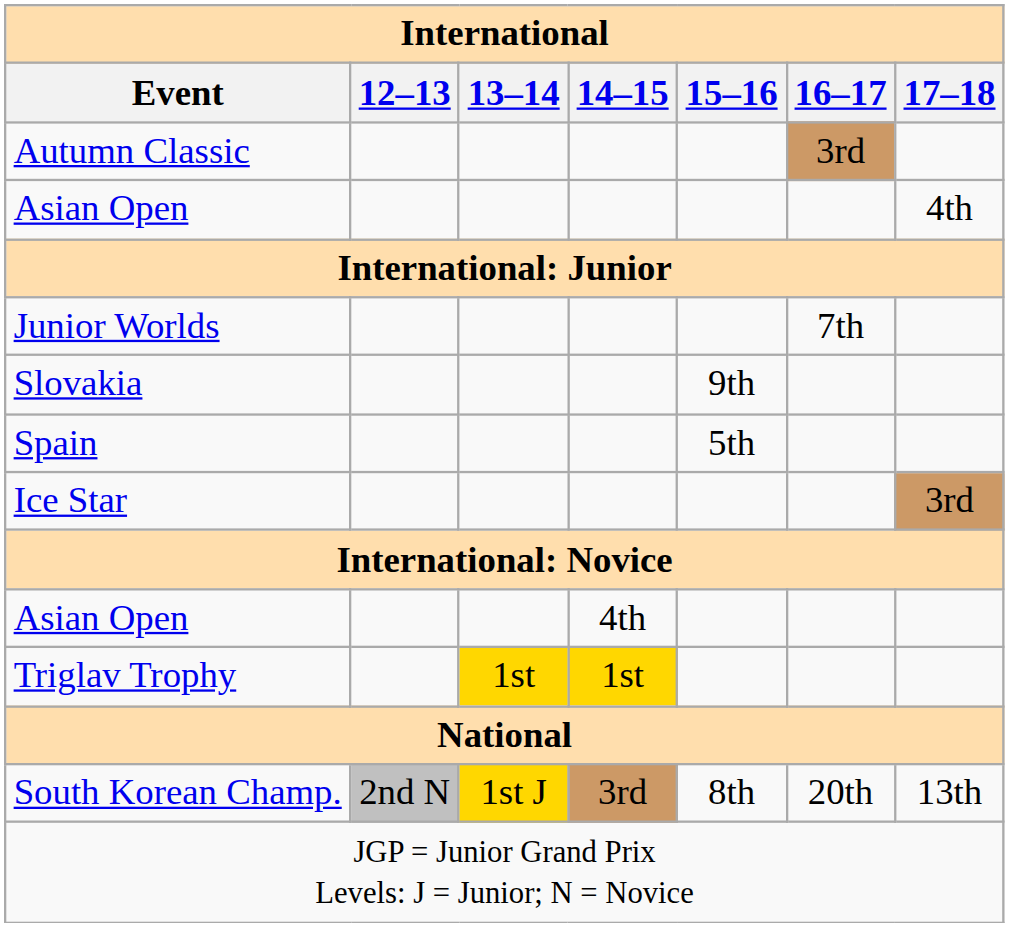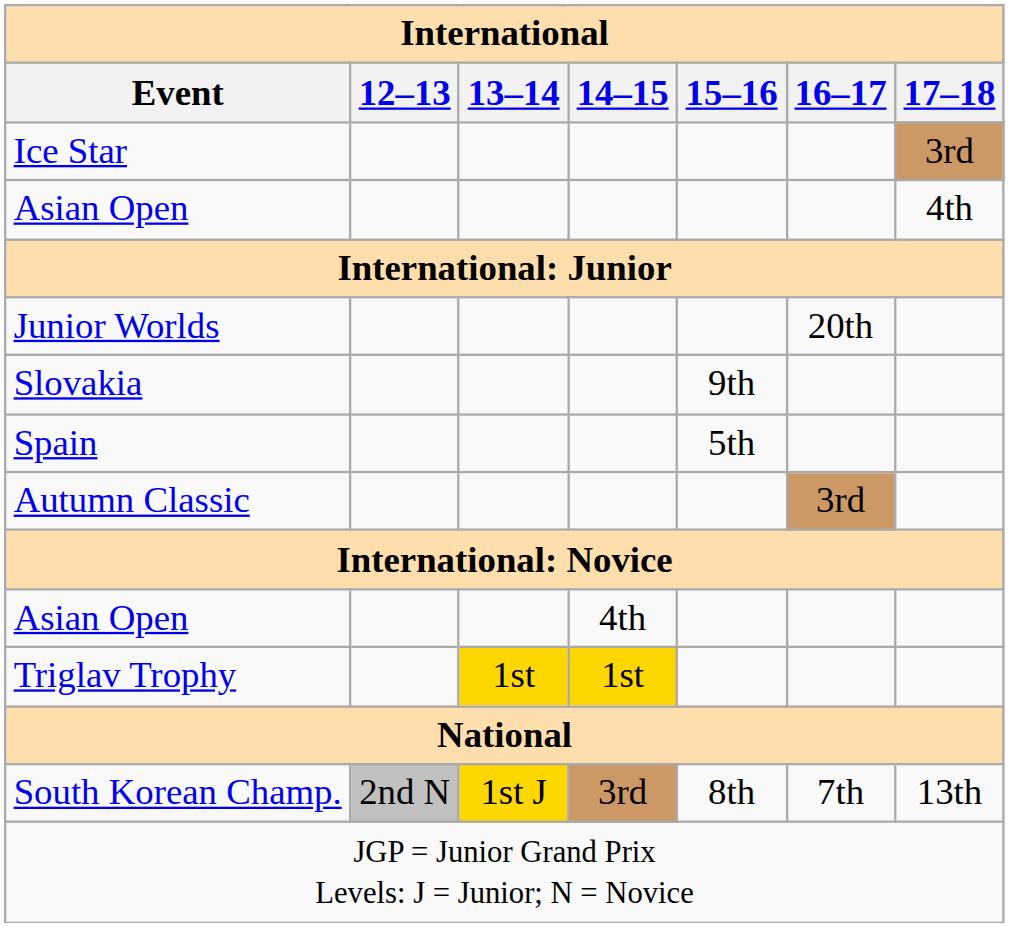rows swapped: (70, 500) <-> (132, 150)
(841, 325) 7th -> (841, 325) 20th
(841, 792) 20th -> (841, 792) 7th
